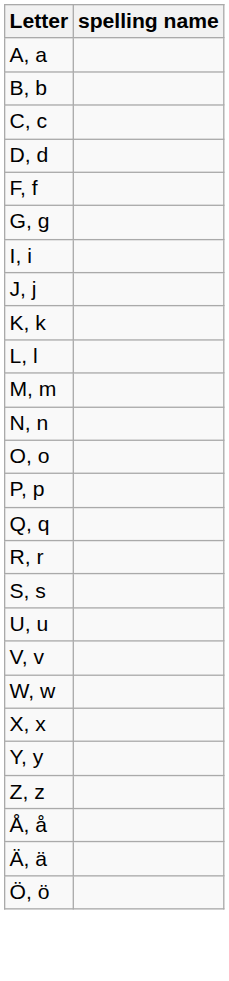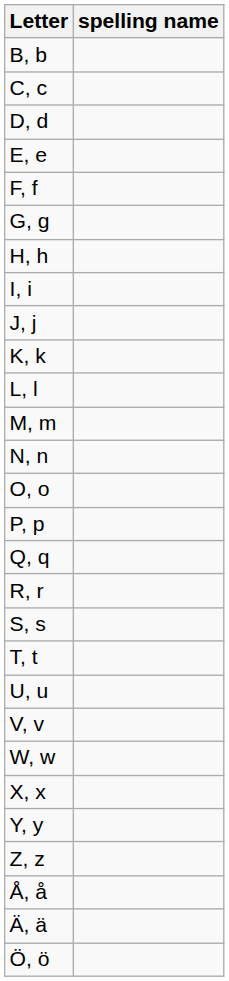- row: (28, 54)
+ row: (28, 155)
+ row: (29, 255)
+ row: (24, 657)
